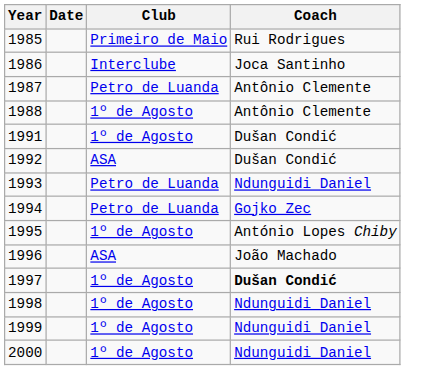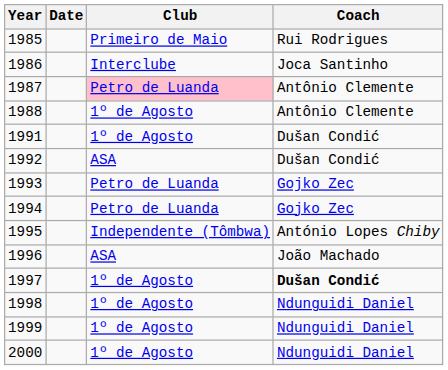(155, 88) no background -> (155, 88) pink background
(303, 184) Ndunguidi Daniel -> (315, 184) Gojko Zec
(142, 232) 1º de Agosto -> (180, 232) Independente (Tômbwa)
